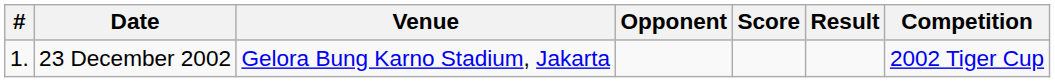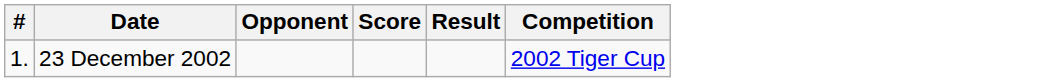- column: (426, 22)
